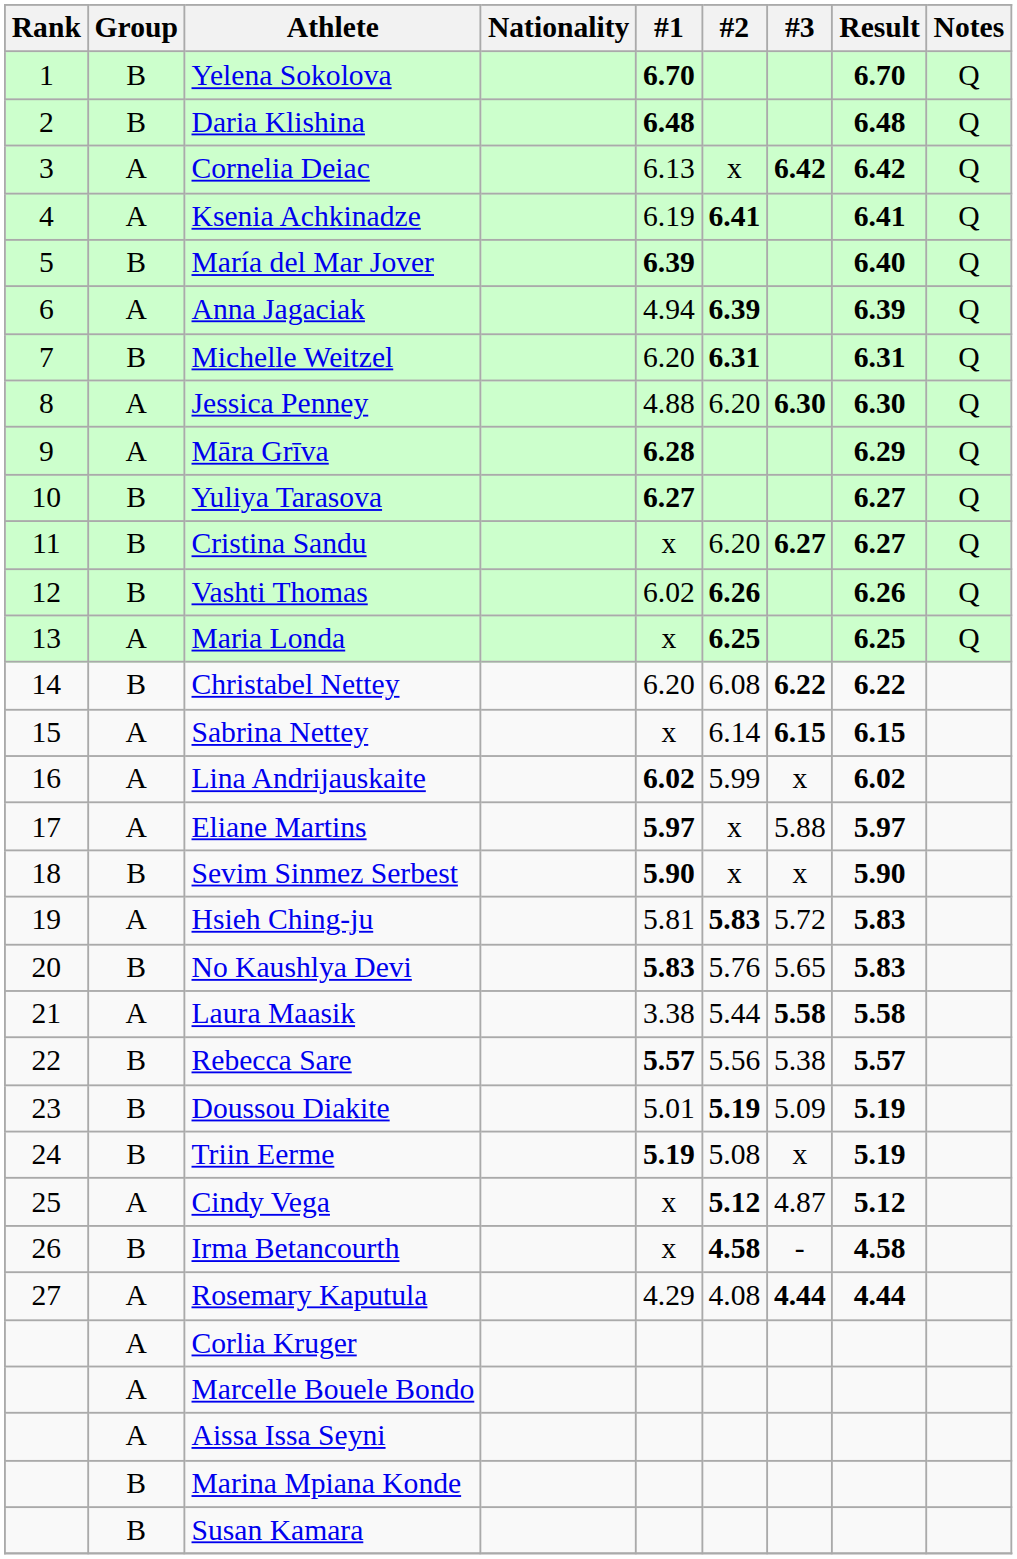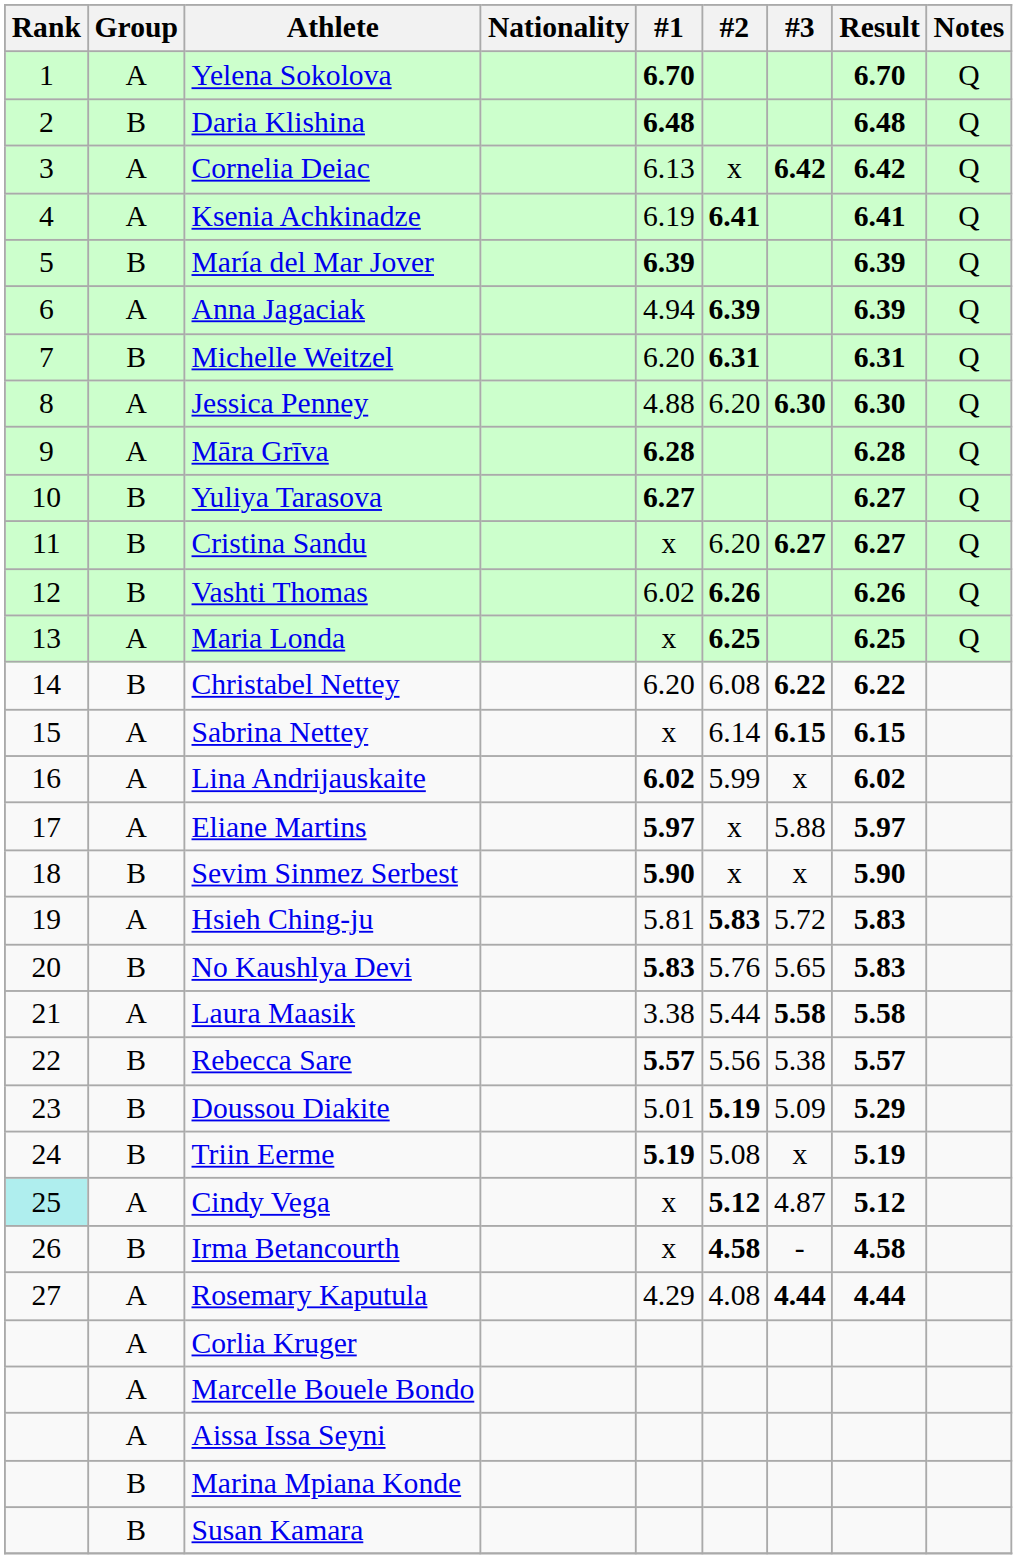(136, 74) B -> (136, 74) A
(880, 262) 6.40 -> (880, 262) 6.39
(880, 450) 6.29 -> (880, 450) 6.28
(880, 1107) 5.19 -> (880, 1107) 5.29
(46, 1201) no background -> (46, 1201) paleturquoise background
